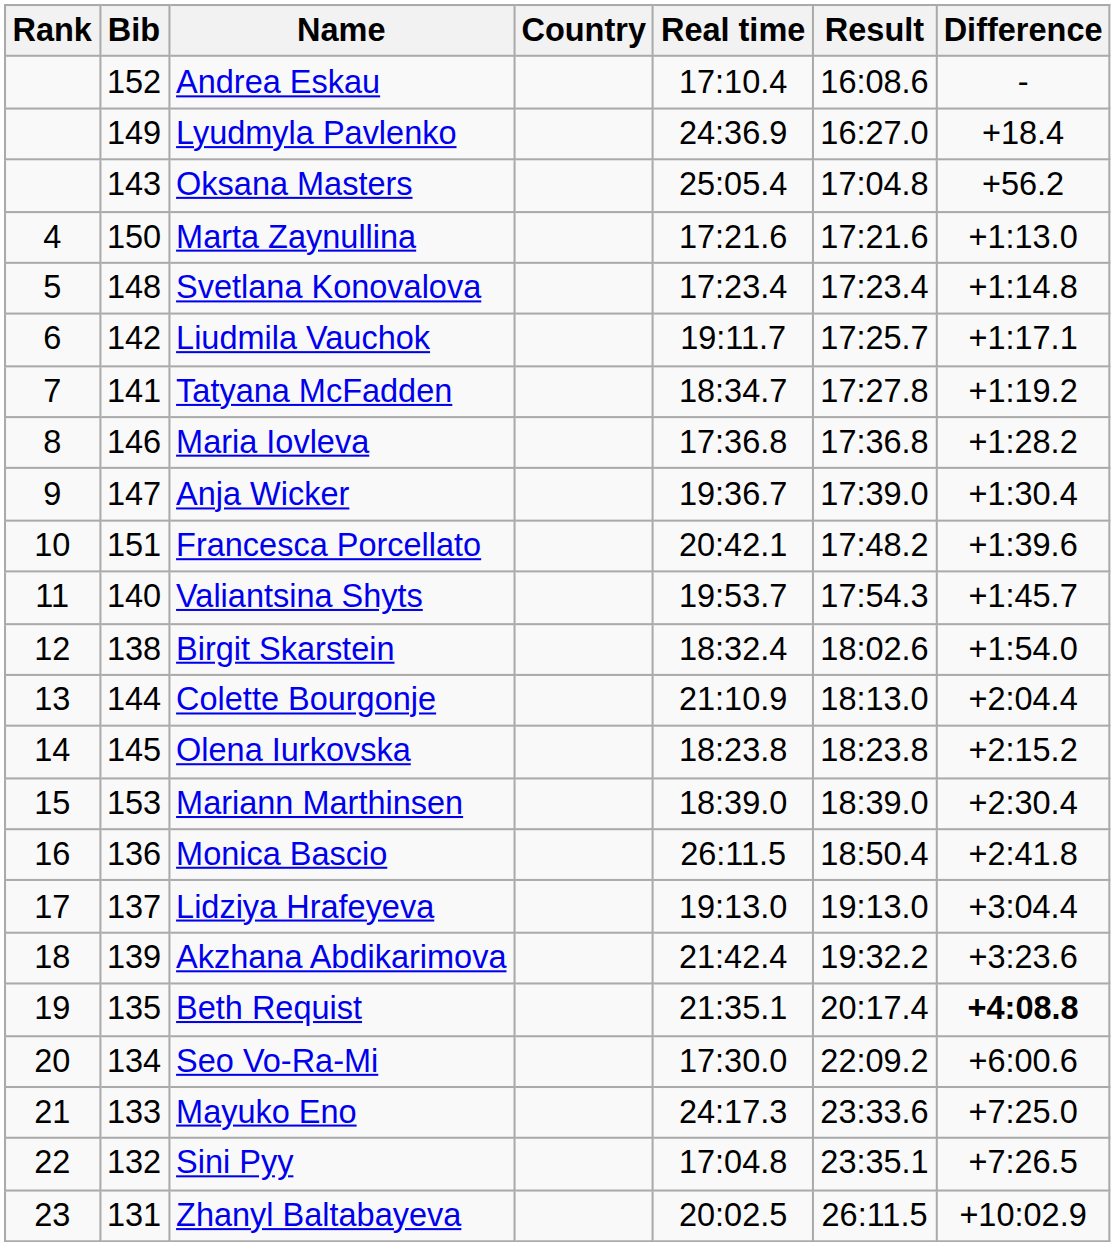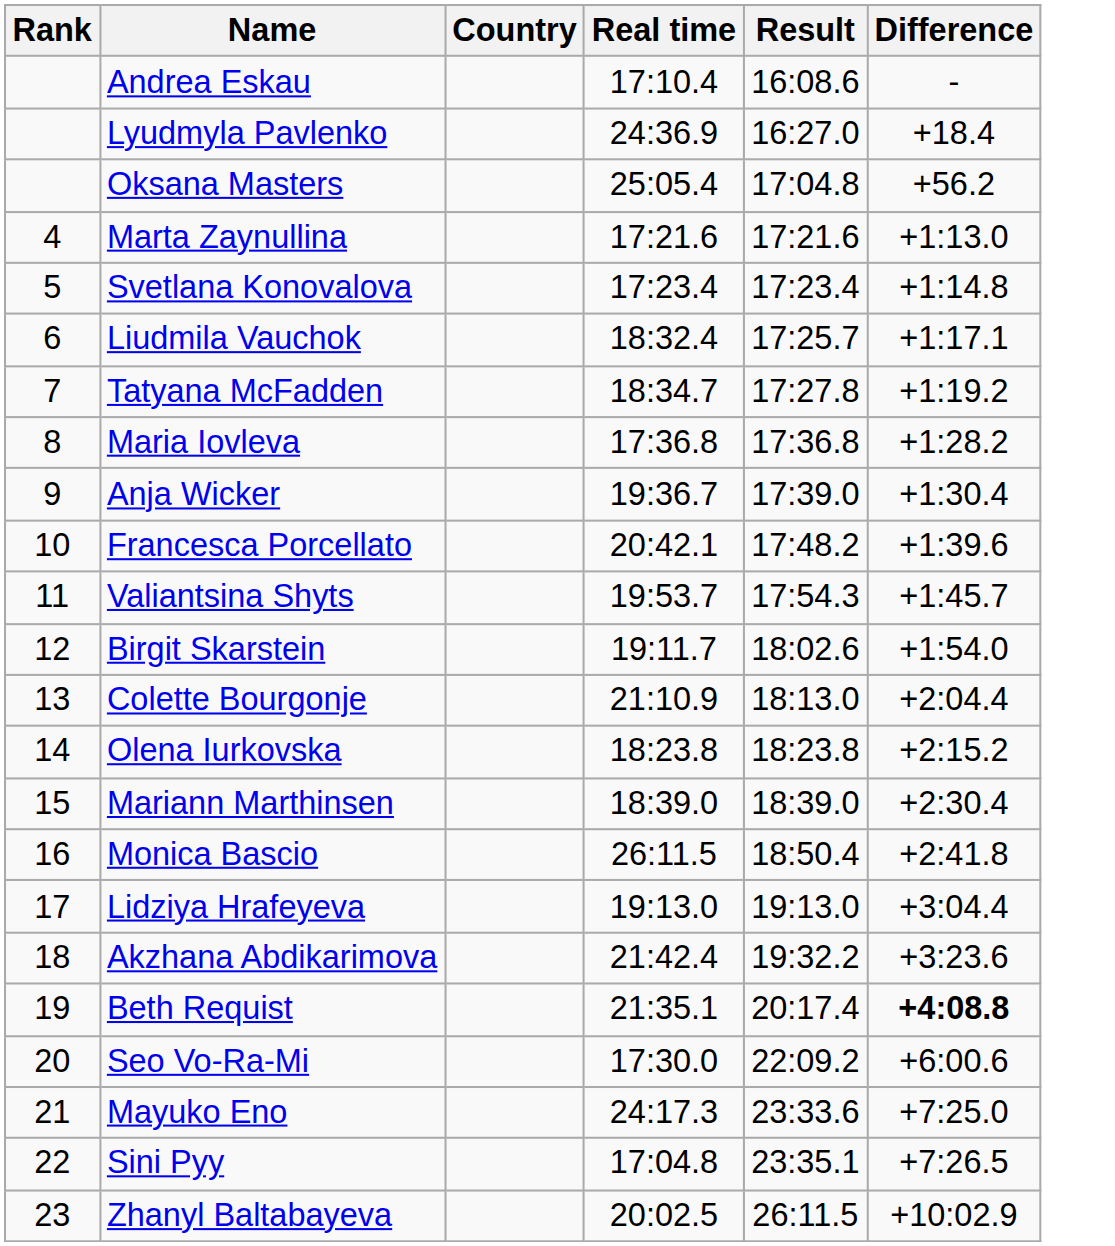- column: (134, 30)
(733, 339) 19:11.7 -> (664, 339) 18:32.4
(733, 648) 18:32.4 -> (664, 648) 19:11.7
